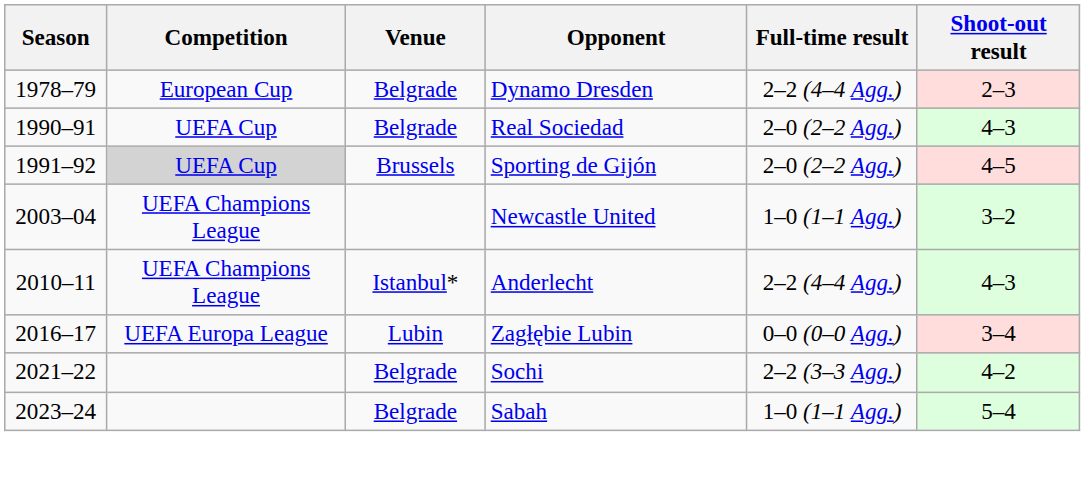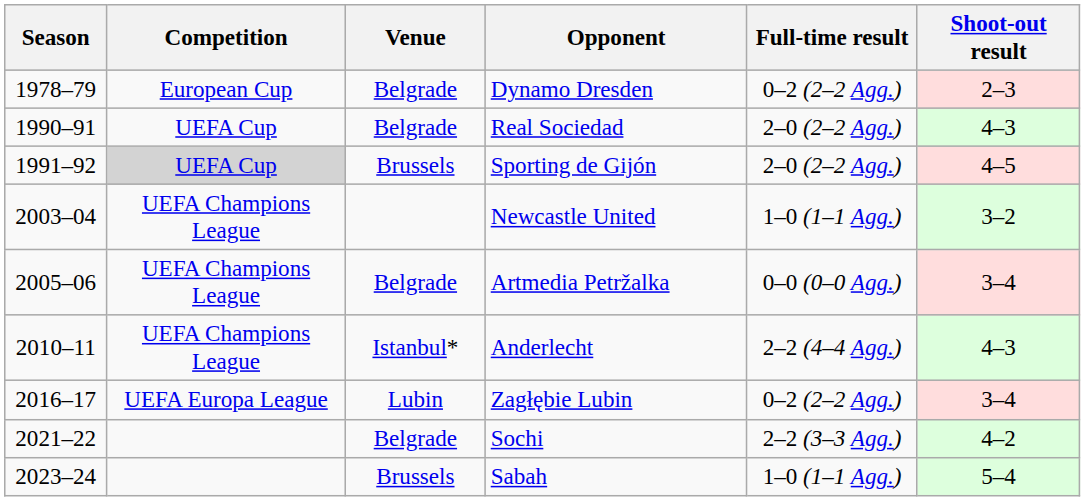(832, 89) 2–2 (4–4 Agg.) -> (832, 89) 0–2 (2–2 Agg.)
+ row: (580, 282)
(832, 334) 0–0 (0–0 Agg.) -> (832, 399) 0–2 (2–2 Agg.)
(415, 410) Belgrade -> (415, 476) Brussels
